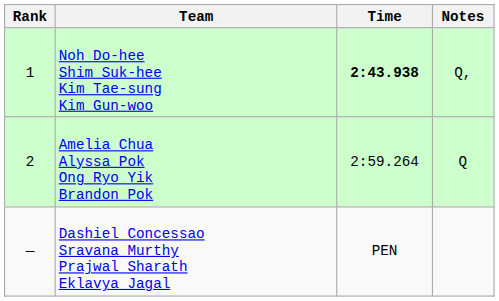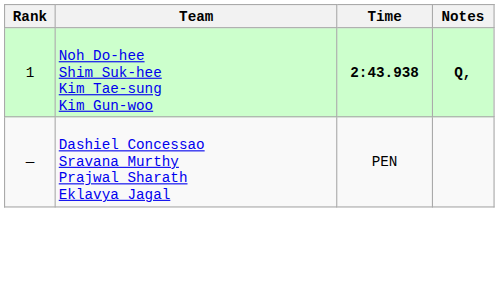(463, 73) normal -> (463, 73) bold
- row: (106, 170)
